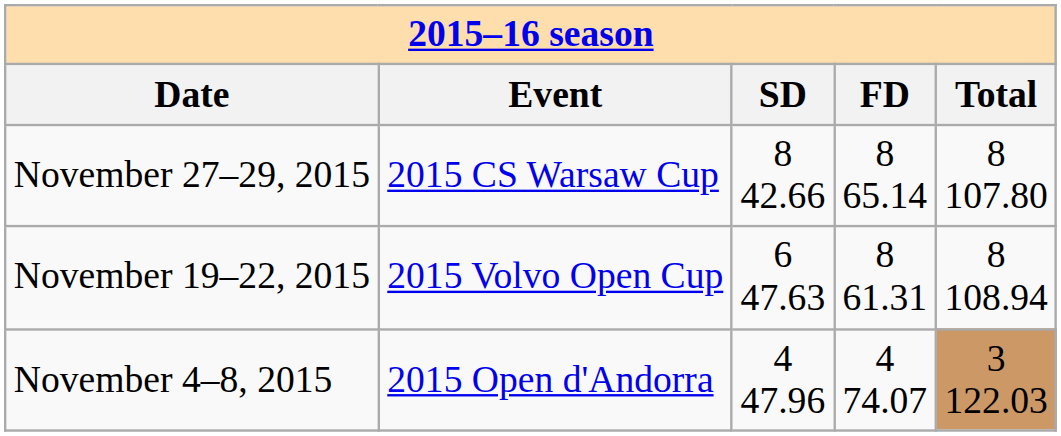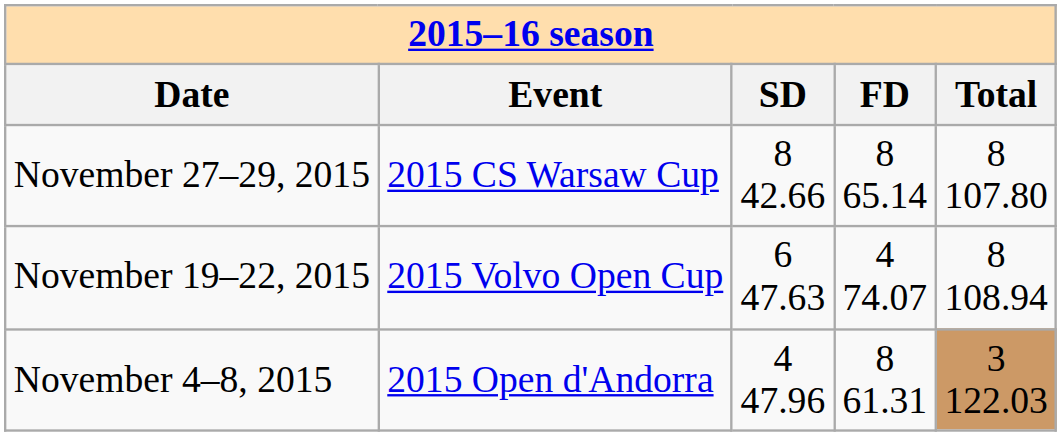(885, 276) 8 61.31 -> (885, 276) 4 74.07
(885, 378) 4 74.07 -> (885, 378) 8 61.31
